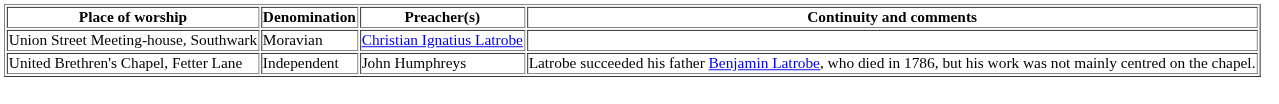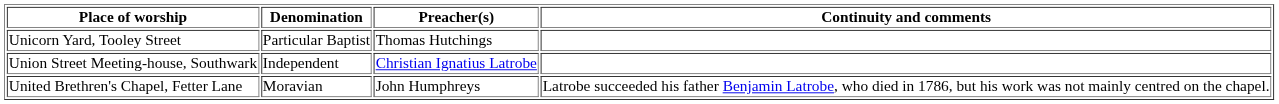+ row: (95, 40)
(293, 40) Moravian -> (301, 63) Independent
(301, 63) Independent -> (293, 86) Moravian
